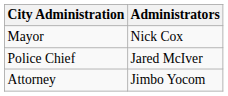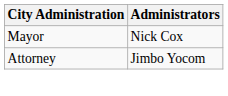- row: (41, 58)
